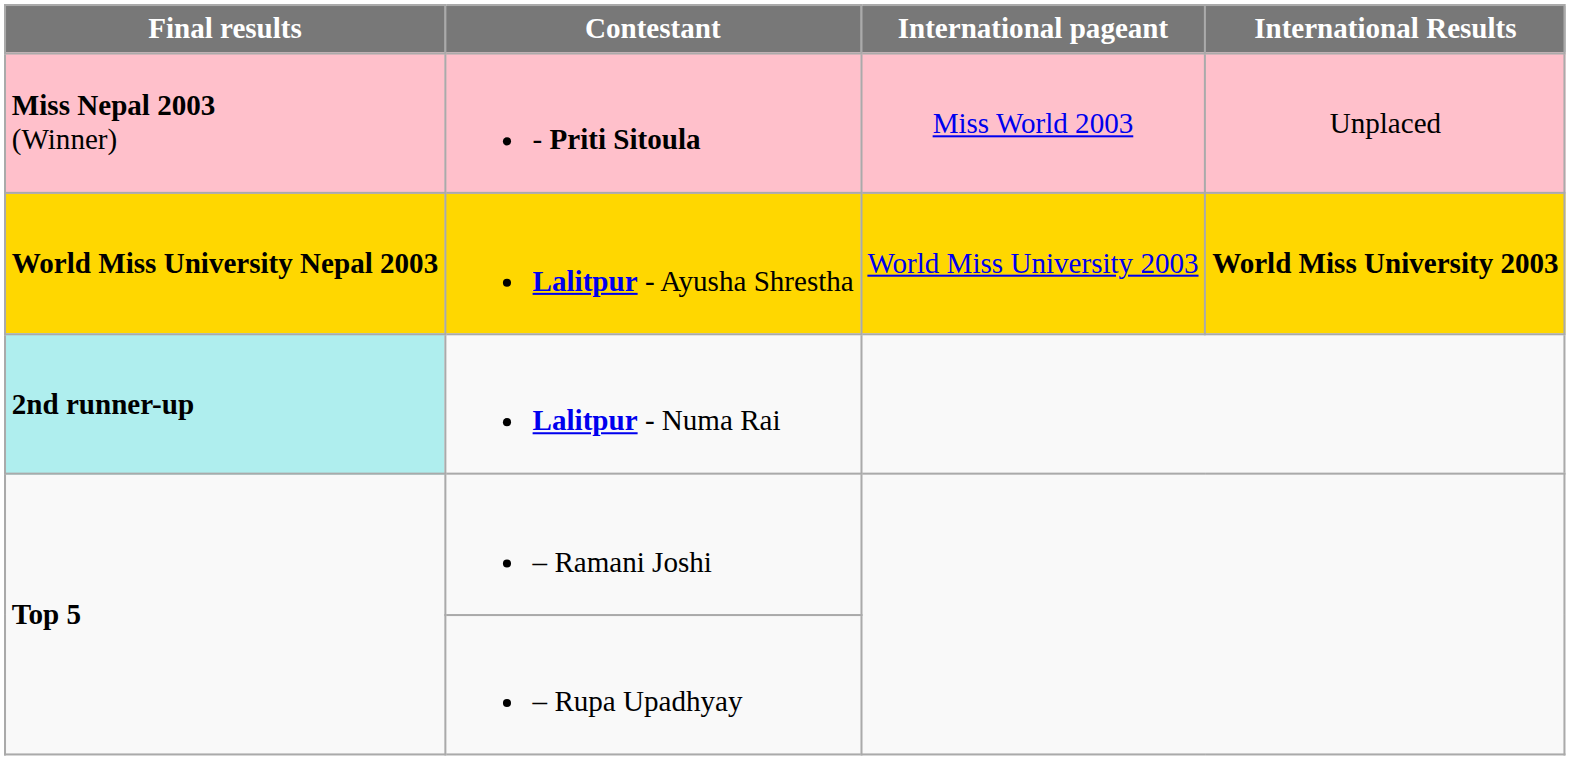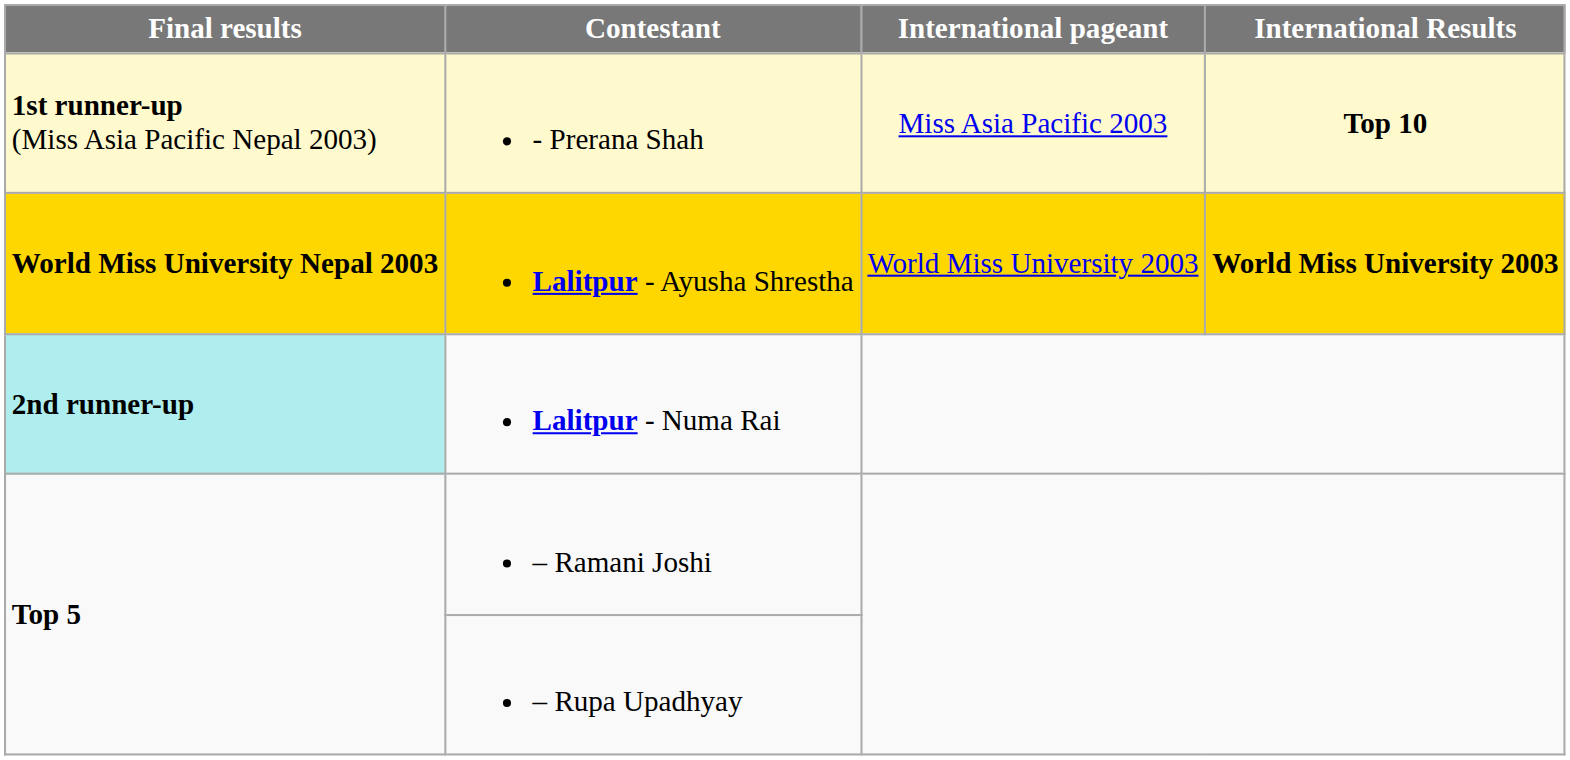- row: (653, 141)
+ row: (653, 141)
